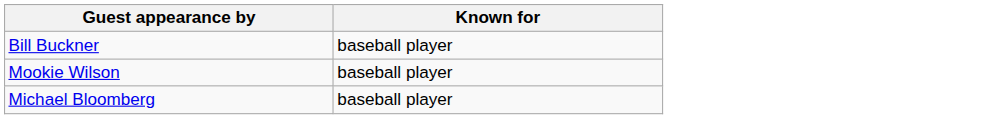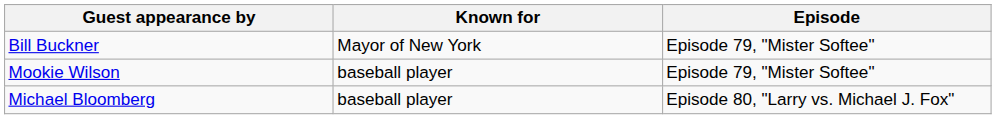+ column: (827, 18)
(395, 45) baseball player -> (409, 45) Mayor of New York
